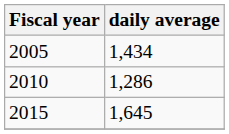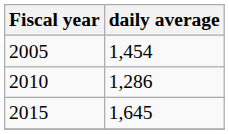(131, 50) 1,434 -> (131, 50) 1,454
